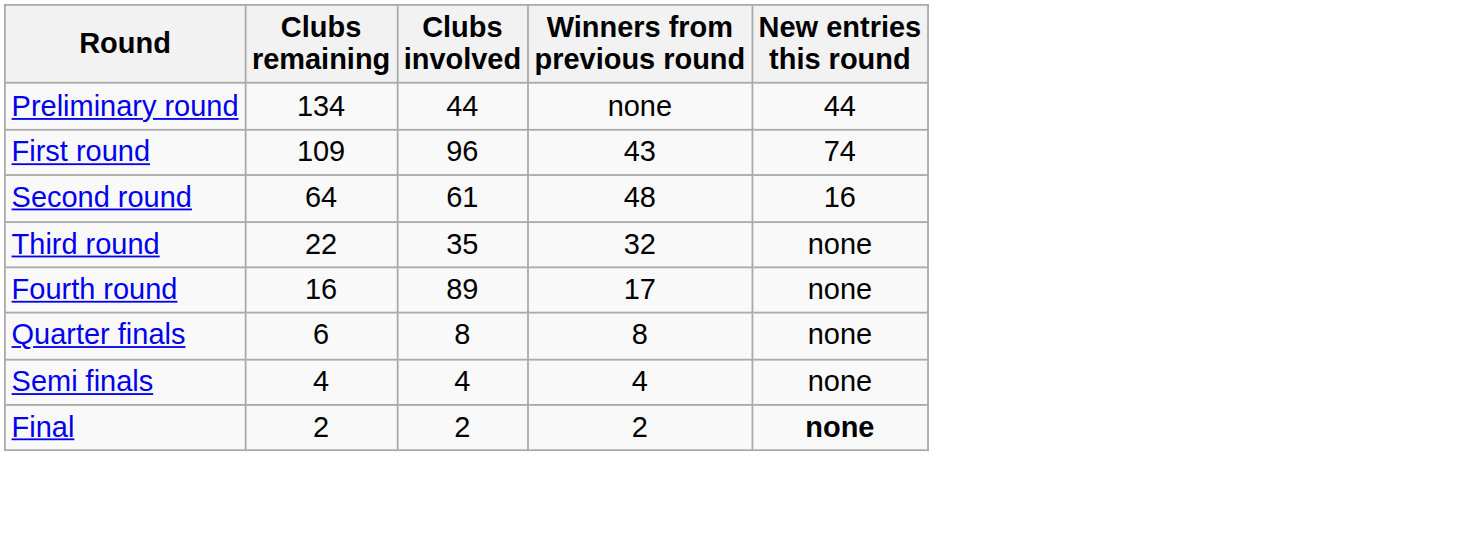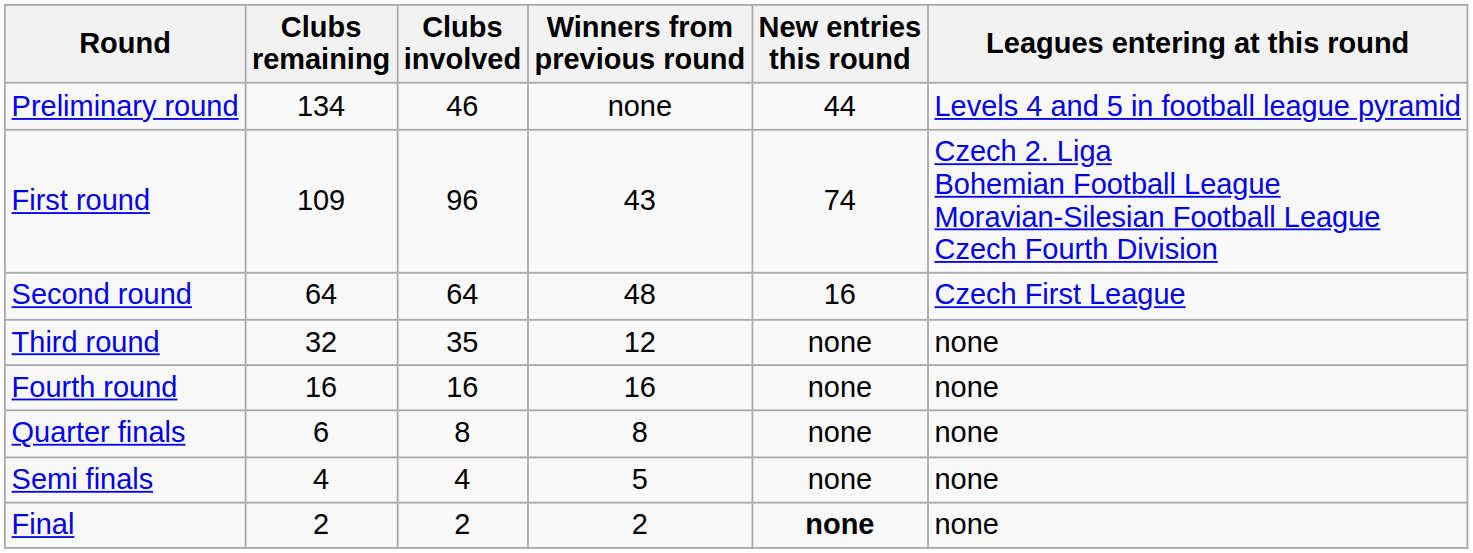+ column: (1198, 43)
(462, 105) 44 -> (462, 105) 46
(462, 197) 61 -> (462, 295) 64
(321, 243) 22 -> (321, 341) 32
(640, 243) 32 -> (640, 341) 12
(462, 289) 89 -> (462, 387) 16
(640, 289) 17 -> (640, 387) 16
(640, 381) 4 -> (640, 479) 5
